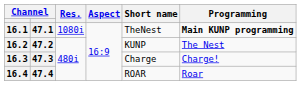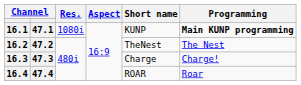(143, 30) TheNest -> (135, 30) KUNP
(135, 45) KUNP -> (143, 45) TheNest
